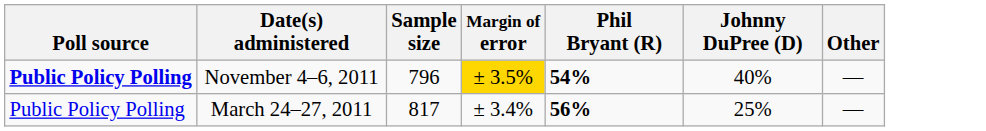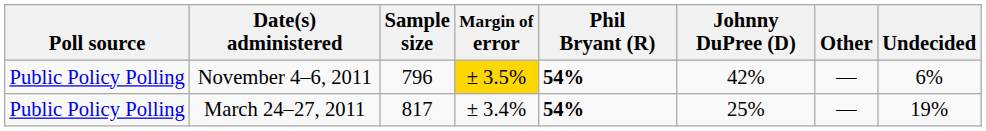+ column: (929, 44)
(101, 76) bold -> (97, 76) normal
(753, 76) 40% -> (746, 76) 42%
(570, 109) 56% -> (564, 109) 54%
